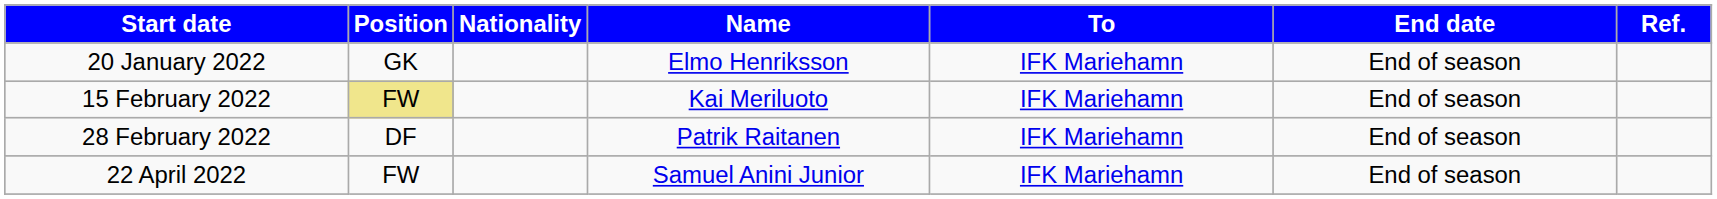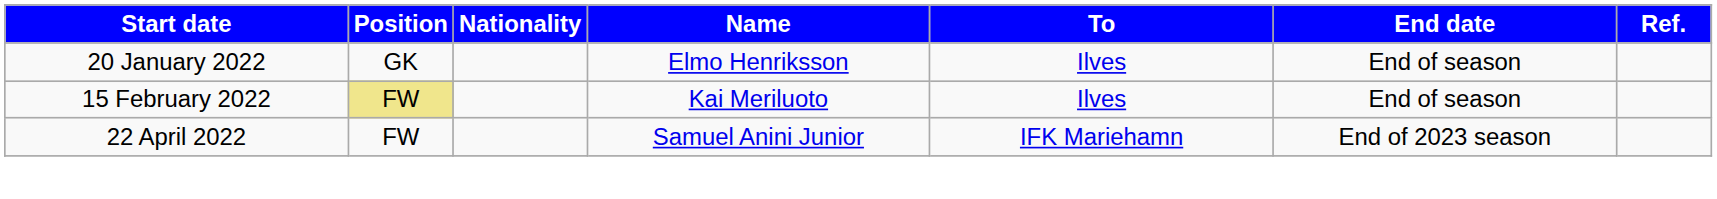(1102, 62) IFK Mariehamn -> (1102, 62) Ilves
(1102, 100) IFK Mariehamn -> (1102, 100) Ilves
- row: (176, 137)
(1445, 175) End of season -> (1445, 137) End of 2023 season
